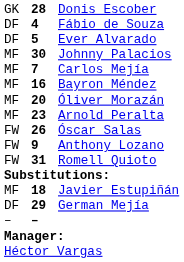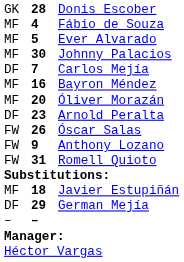(12, 25) DF -> (12, 25) MF
(12, 40) DF -> (12, 40) MF
(12, 70) MF -> (12, 70) DF
(12, 115) MF -> (12, 115) DF
